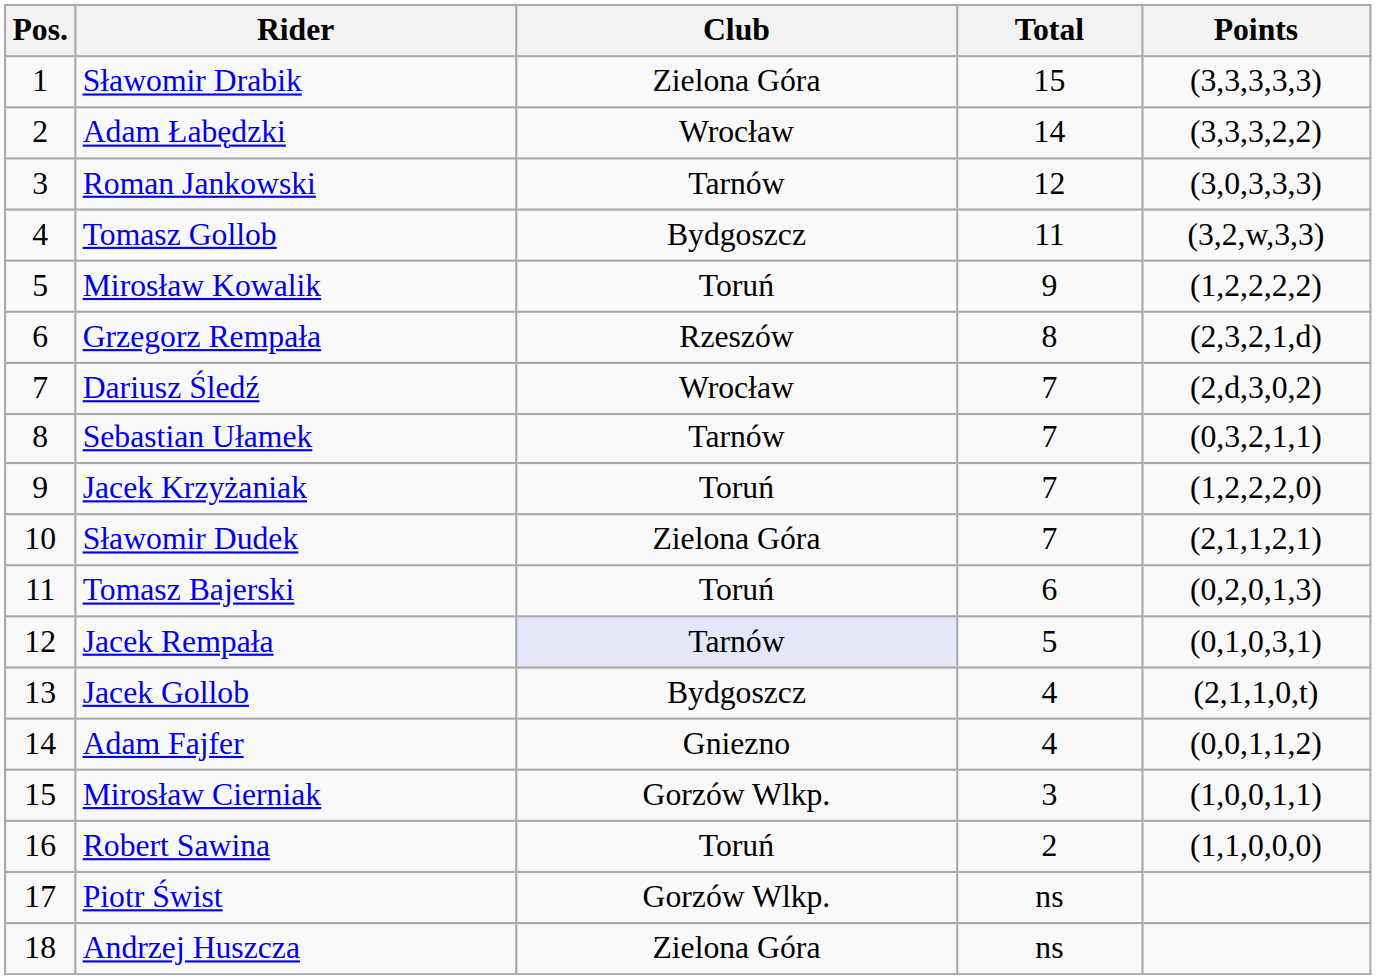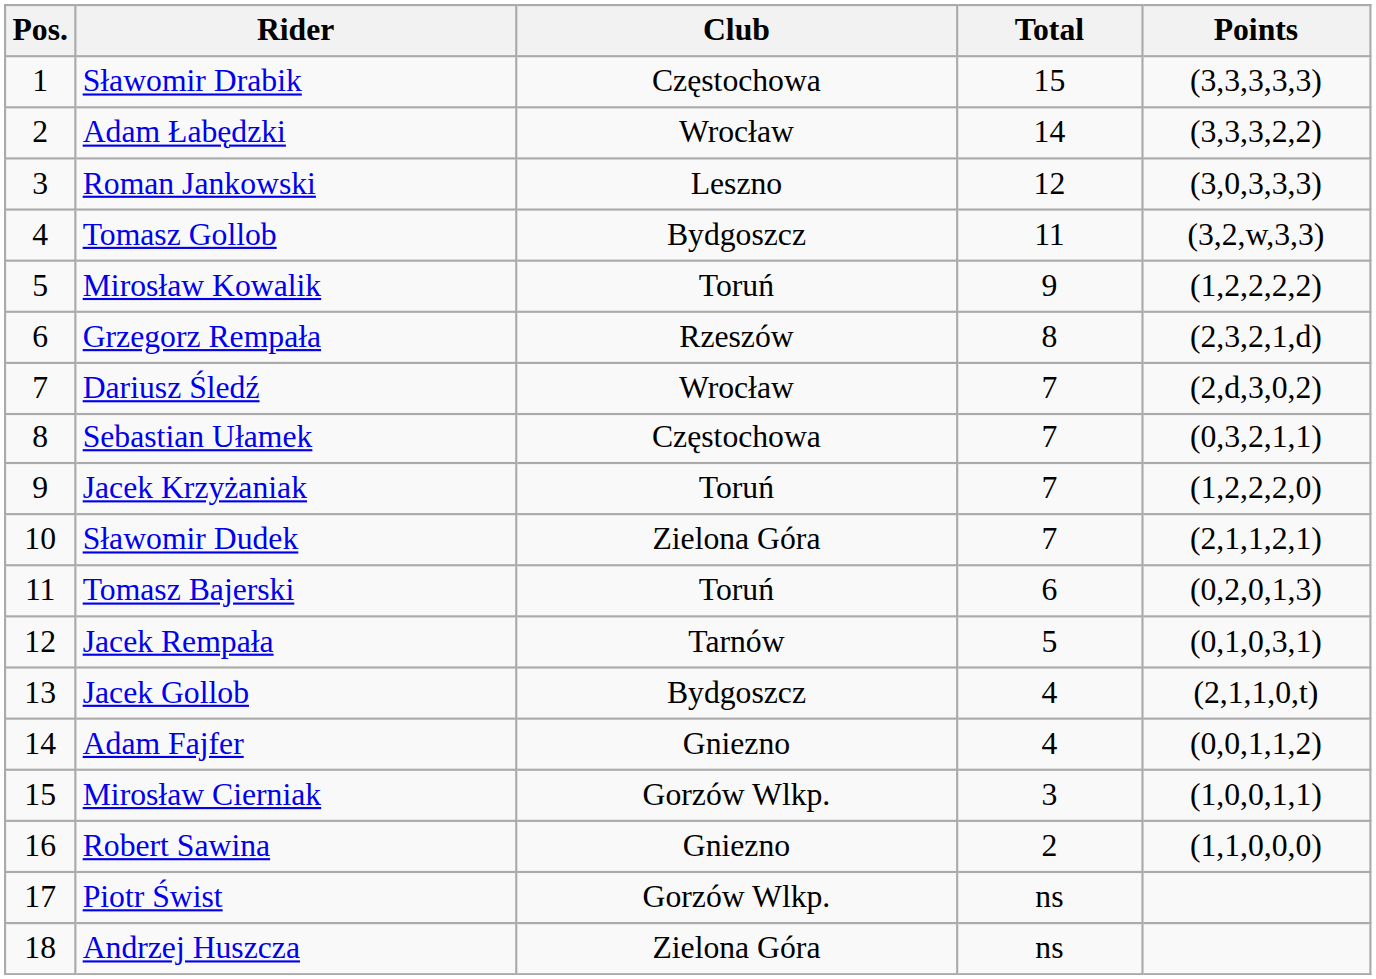(736, 80) Zielona Góra -> (736, 80) Częstochowa
(736, 182) Tarnów -> (736, 182) Leszno
(736, 437) Tarnów -> (736, 437) Częstochowa
(736, 641) lavender background -> (736, 641) no background
(736, 845) Toruń -> (736, 845) Gniezno
